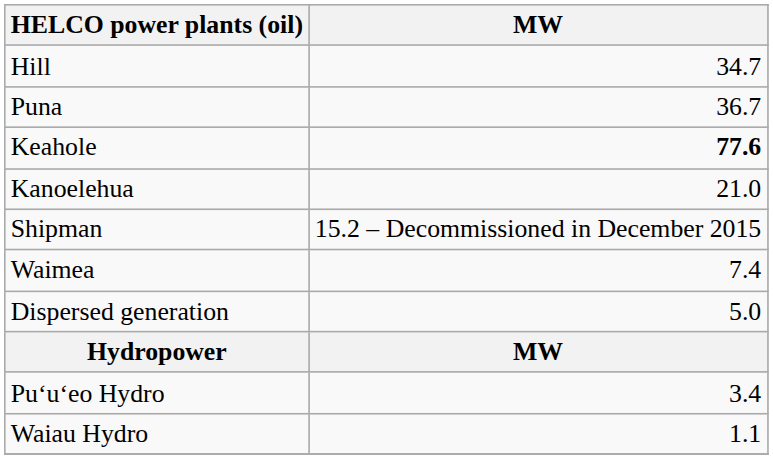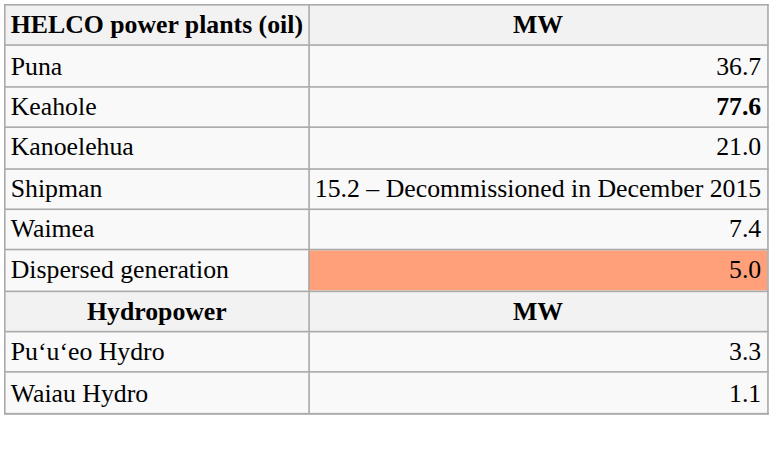- row: (31, 65)
(745, 310) no background -> (745, 270) lightsalmon background
(745, 392) 3.4 -> (745, 351) 3.3
